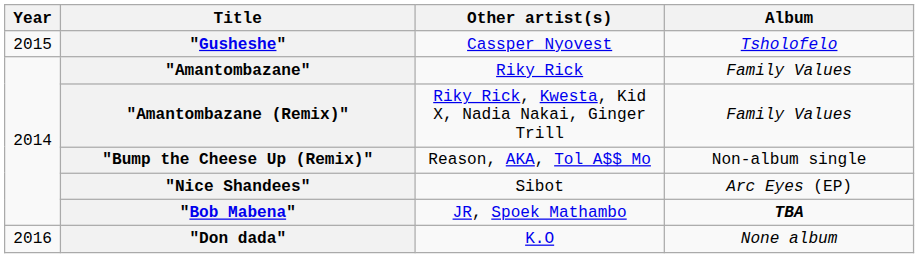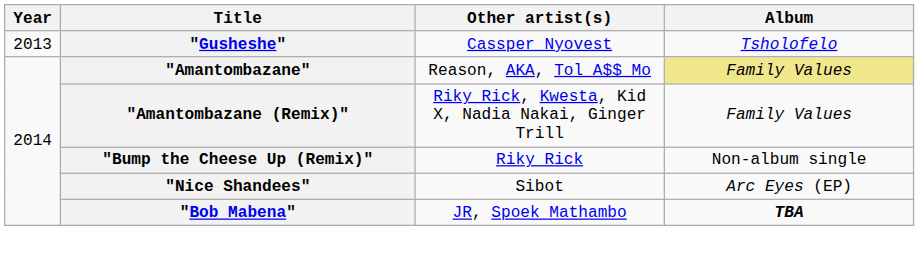(33, 44) 2015 -> (33, 44) 2013
(540, 70) Riky Rick -> (540, 70) Reason, AKA, Tol A$$ Mo
(789, 70) no background -> (789, 70) khaki background
(540, 160) Reason, AKA, Tol A$$ Mo -> (540, 160) Riky Rick
- row: (238, 239)
